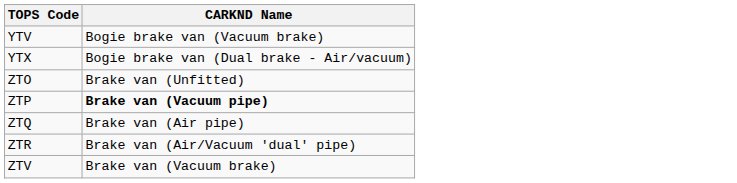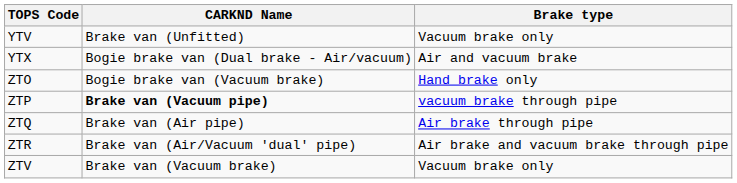+ column: (573, 15)
(205, 37) Bogie brake van (Vacuum brake) -> (165, 37) Brake van (Unfitted)
(165, 80) Brake van (Unfitted) -> (205, 80) Bogie brake van (Vacuum brake)
